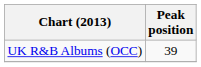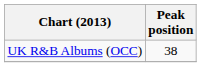(171, 51) 39 -> (171, 51) 38
